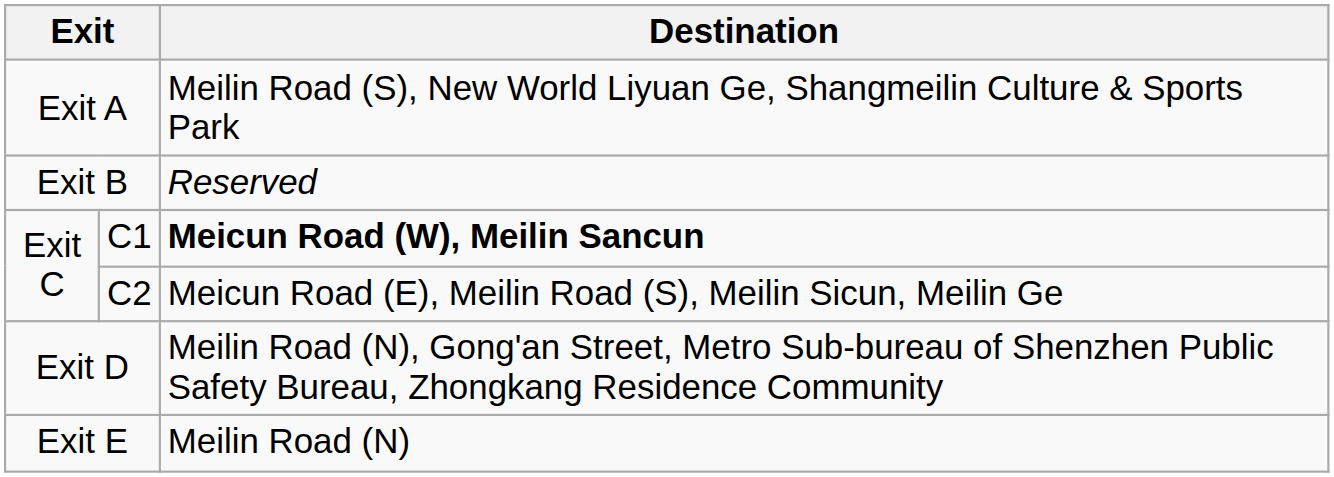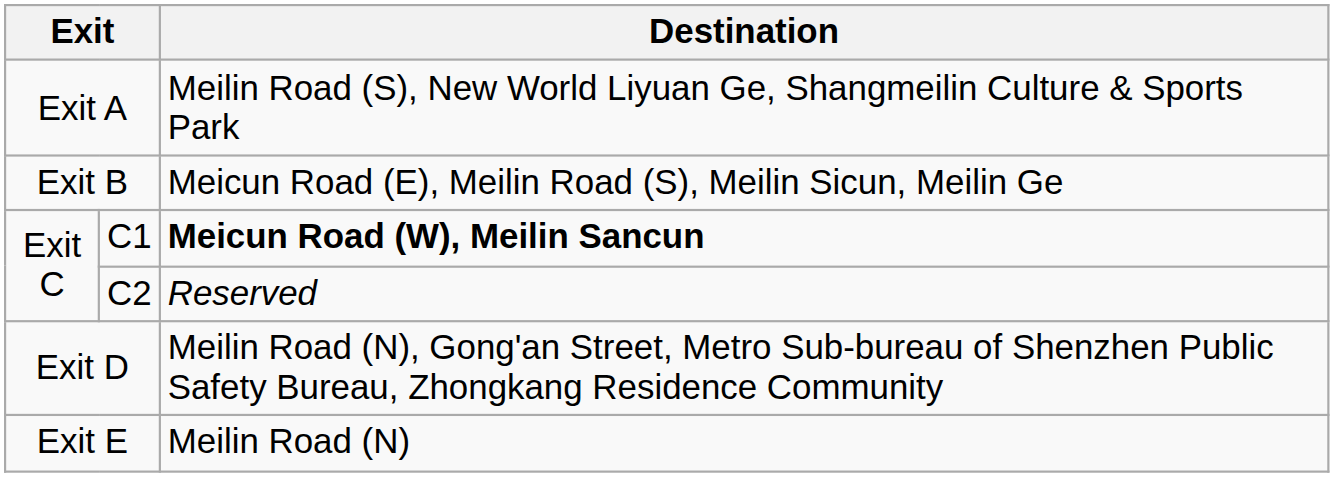(242, 182) Reserved -> (615, 182) Meicun Road (E), Meilin Road (S), Meilin Sicun, Meilin Ge
(615, 292) Meicun Road (E), Meilin Road (S), Meilin Sicun, Meilin Ge -> (242, 292) Reserved
